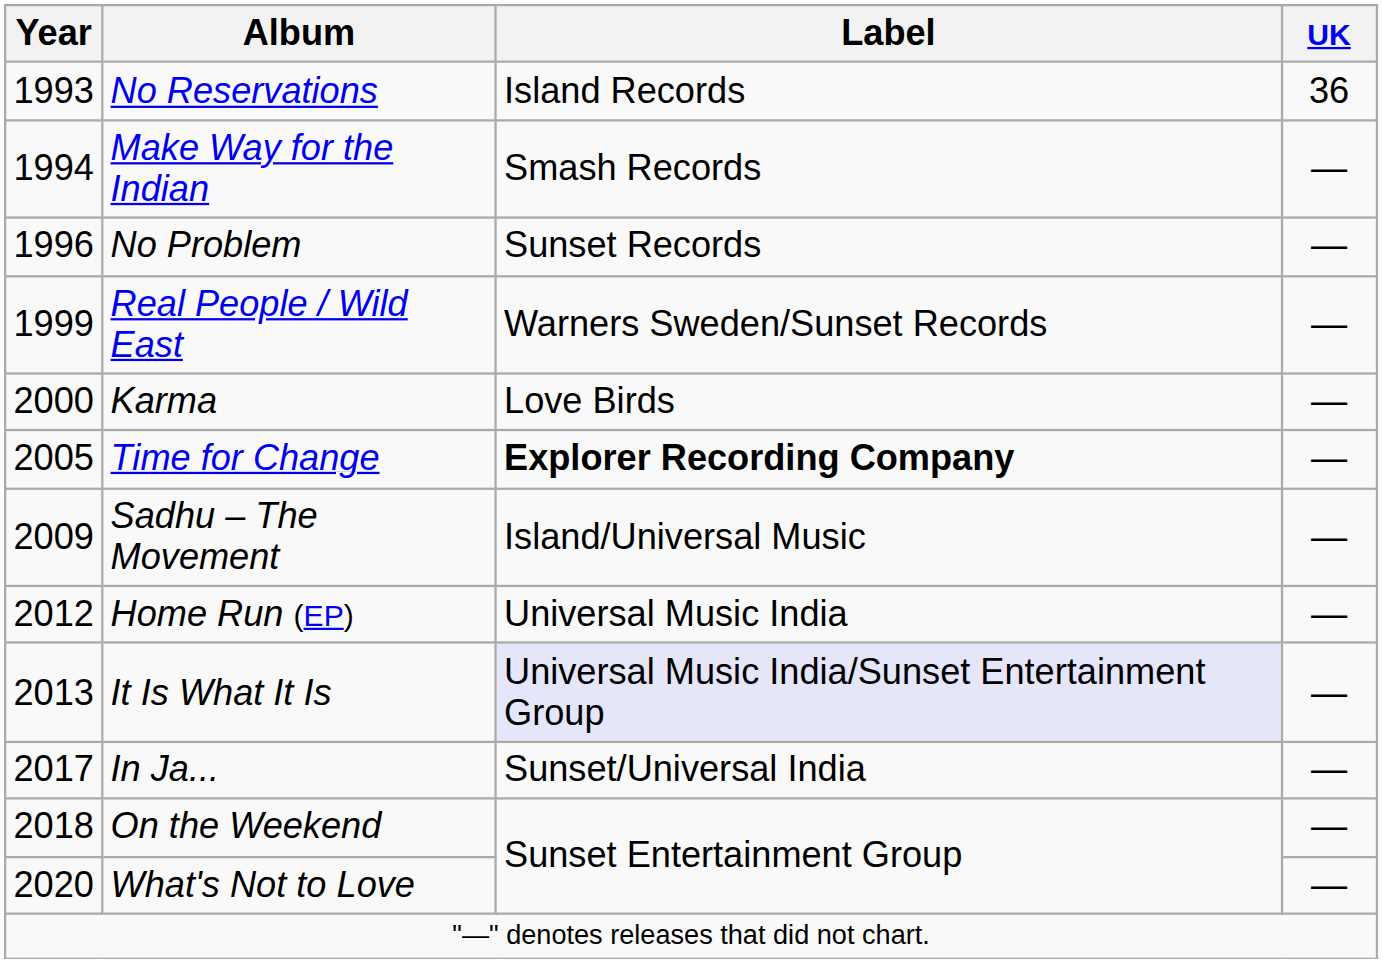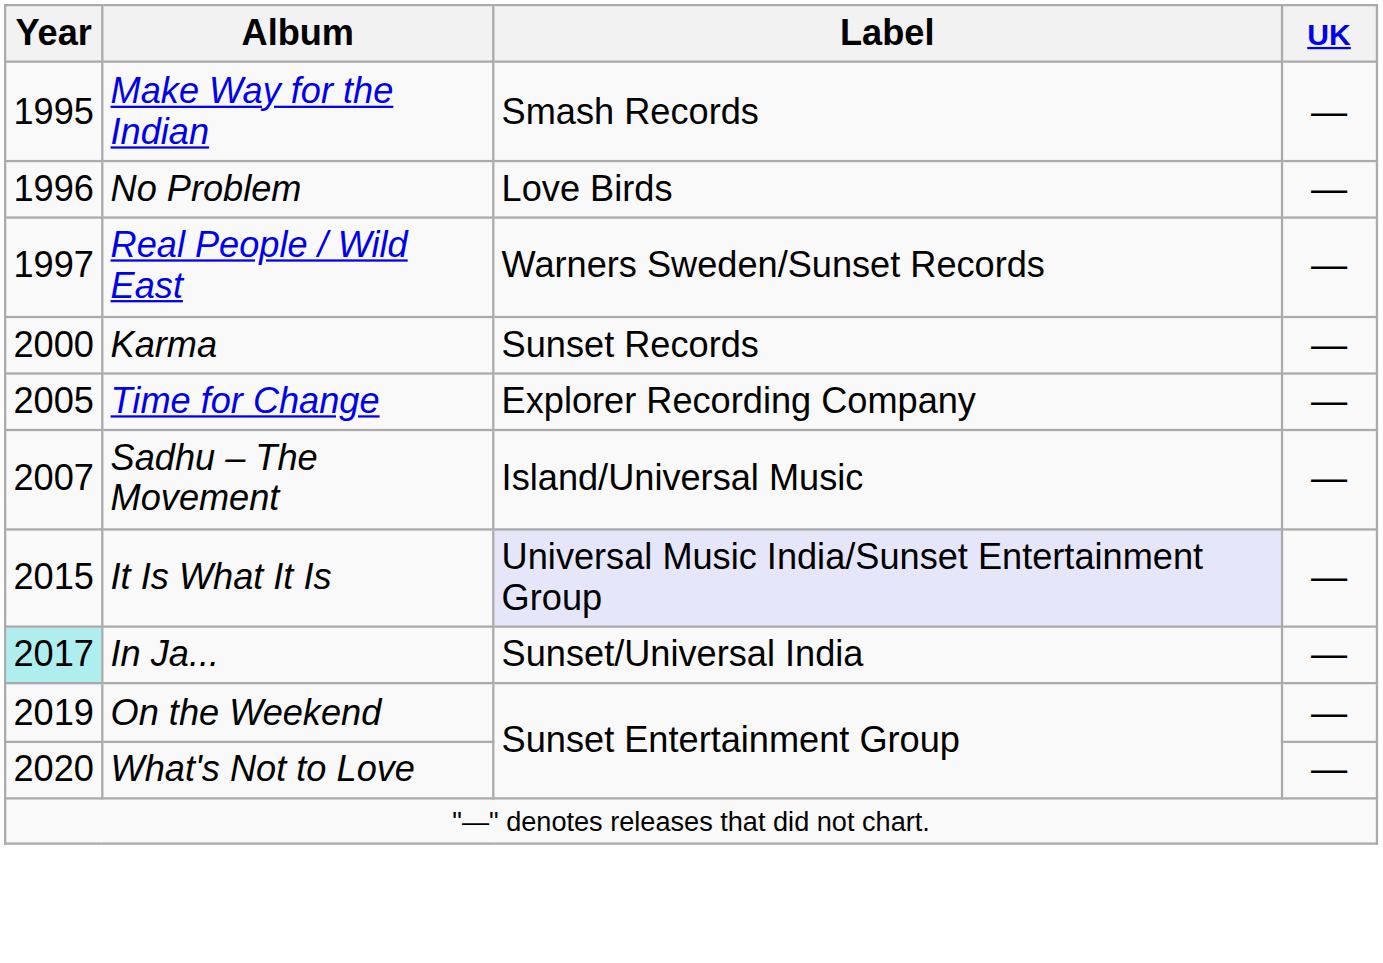- row: (244, 90)
(54, 168) 1994 -> (54, 110) 1995
(633, 245) Sunset Records -> (587, 188) Love Birds
(54, 323) 1999 -> (54, 266) 1997
(589, 401) Love Birds -> (630, 343) Sunset Records
(759, 458) bold -> (739, 401) normal
(54, 536) 2009 -> (54, 478) 2007
- row: (232, 613)
(54, 691) 2013 -> (54, 576) 2015
(54, 769) no background -> (54, 654) paleturquoise background
(54, 826) 2018 -> (54, 712) 2019
